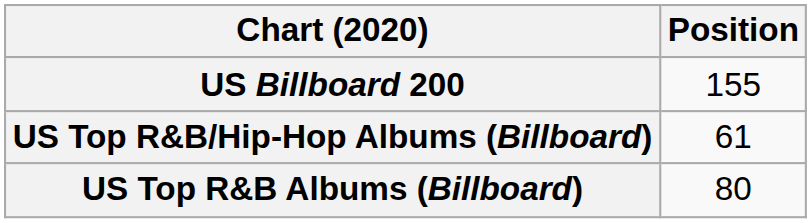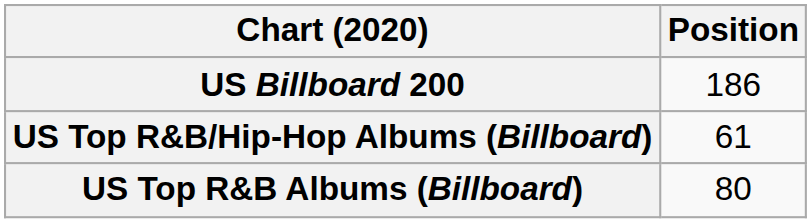(733, 83) 155 -> (733, 83) 186
